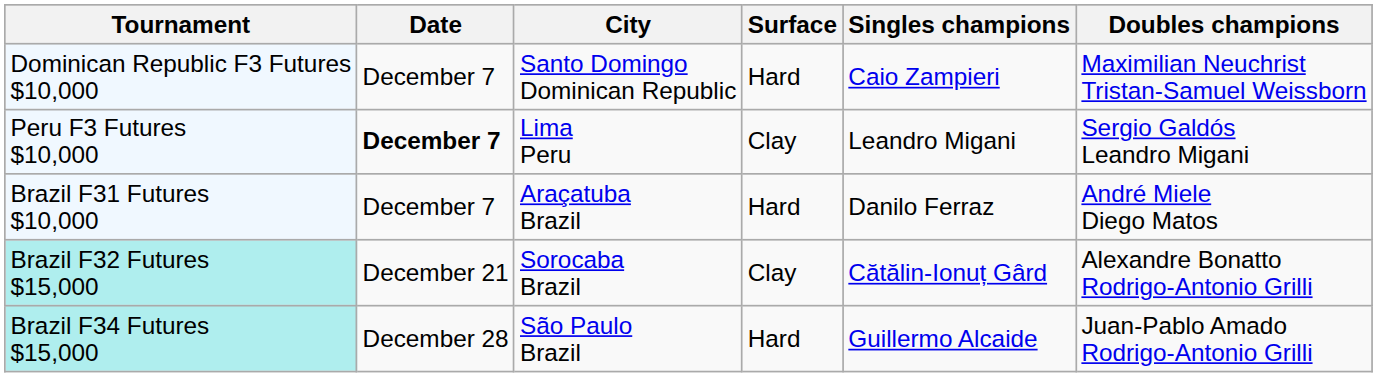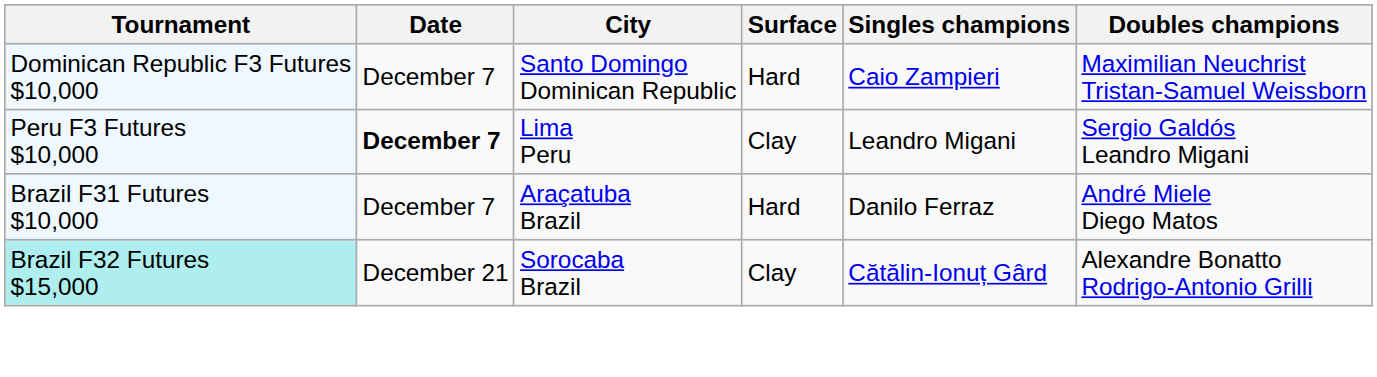- row: (110, 338)
